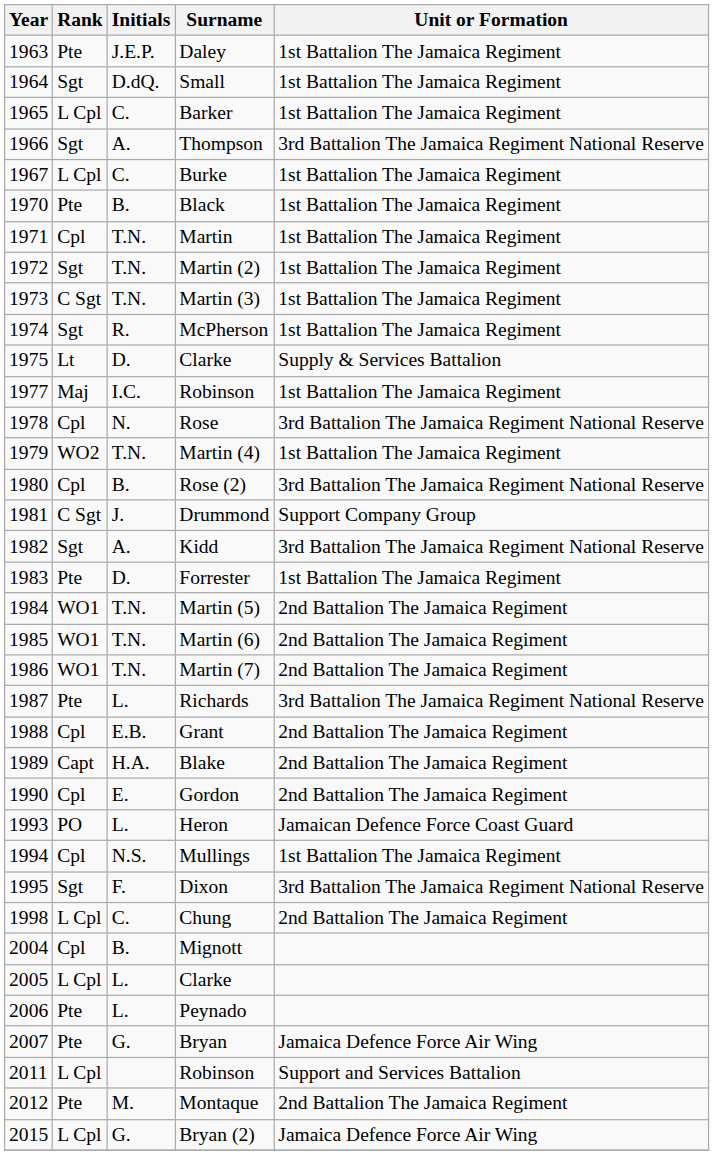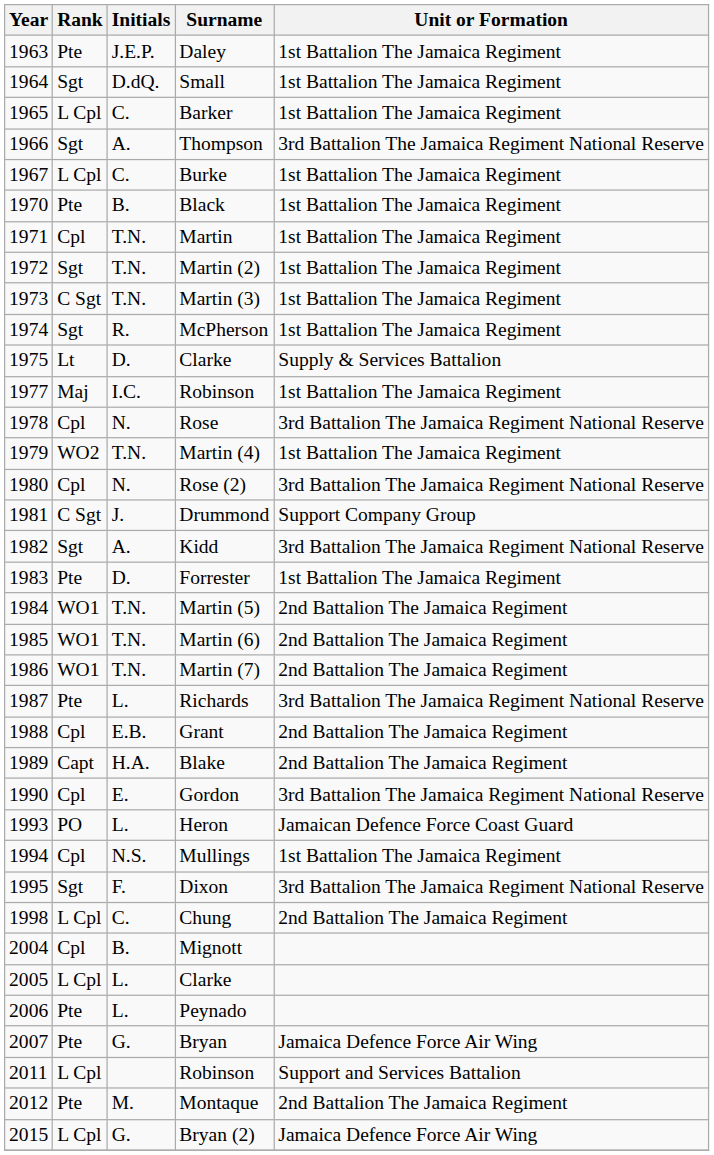(121, 484) B. -> (121, 484) N.
(423, 793) 2nd Battalion The Jamaica Regiment -> (491, 793) 3rd Battalion The Jamaica Regiment National Reserve
